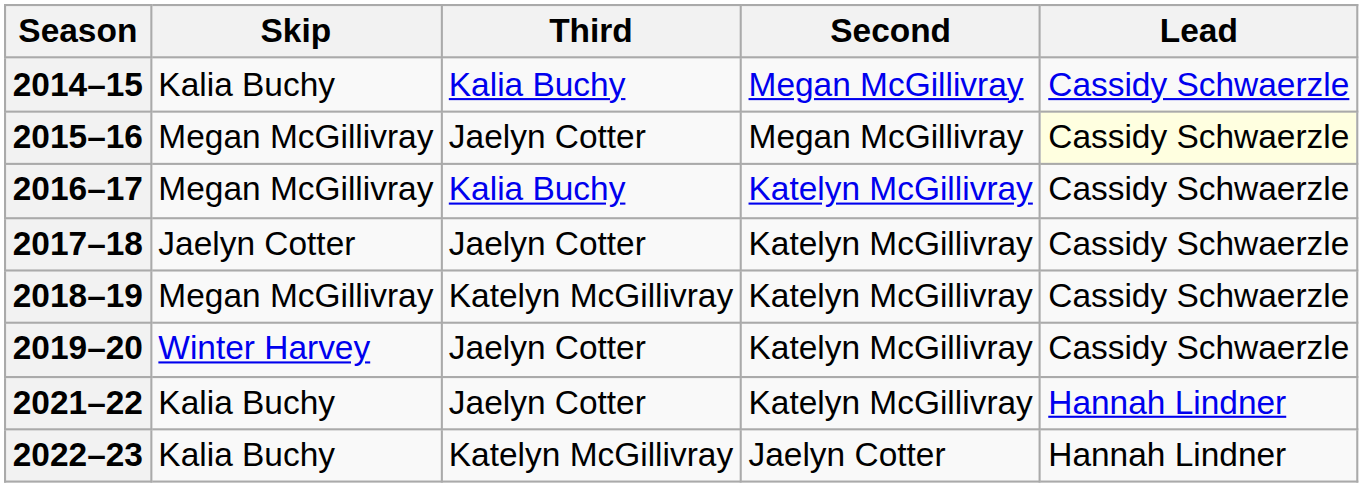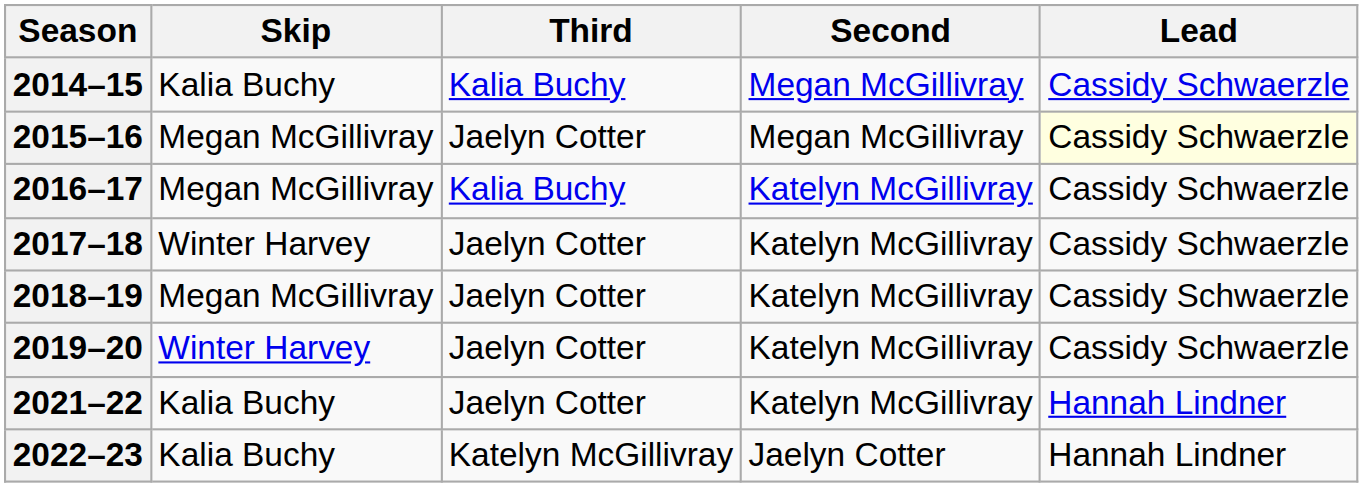(257, 243) Jaelyn Cotter -> (264, 243) Winter Harvey
(591, 296) Katelyn McGillivray -> (547, 296) Jaelyn Cotter
